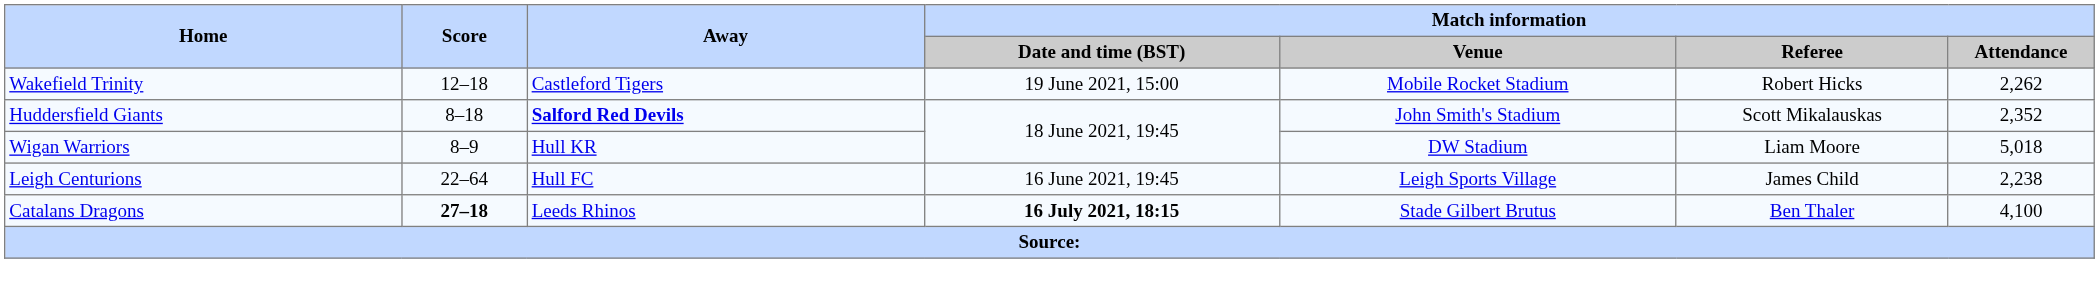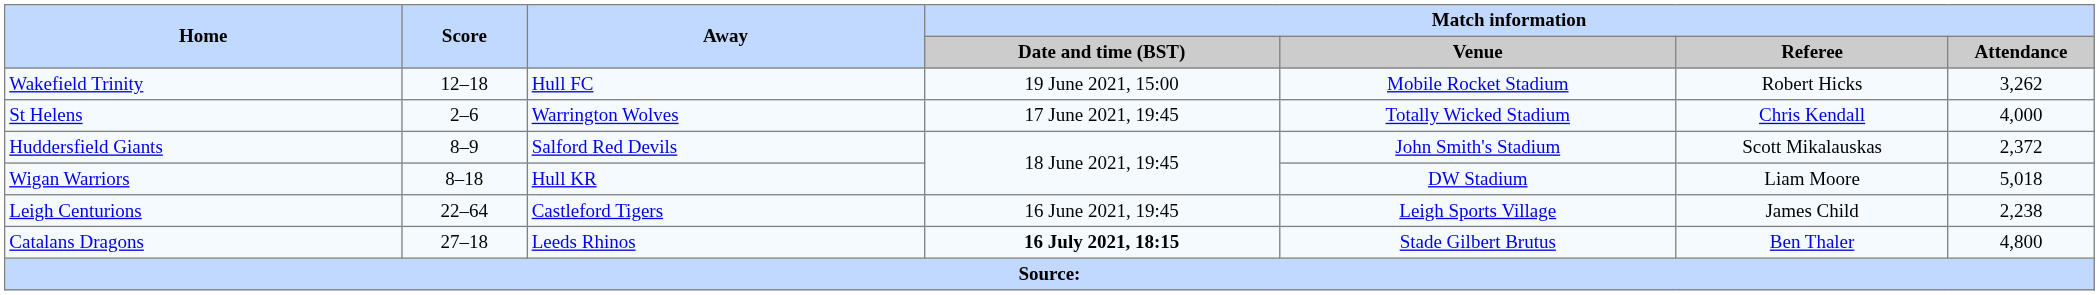(597, 83) Castleford Tigers -> (563, 83) Hull FC
(2021, 83) 2,262 -> (2021, 83) 3,262
+ row: (46, 115)
(464, 115) 8–18 -> (464, 147) 8–9
(608, 115) bold -> (604, 147) normal
(2021, 115) 2,352 -> (2021, 147) 2,372
(464, 147) 8–9 -> (464, 178) 8–18
(563, 178) Hull FC -> (597, 210) Castleford Tigers
(464, 210) bold -> (464, 242) normal
(2021, 210) 4,100 -> (2021, 242) 4,800
